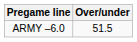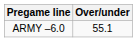(102, 28) 51.5 -> (102, 28) 55.1
